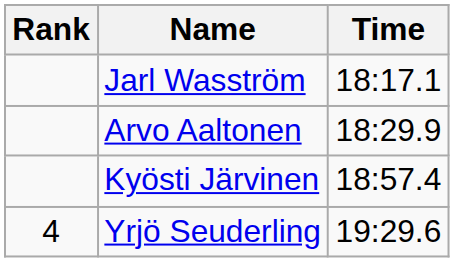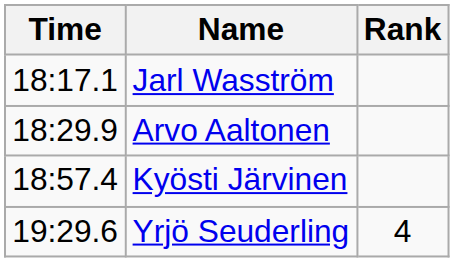columns swapped: (51, 29) <-> (388, 29)
